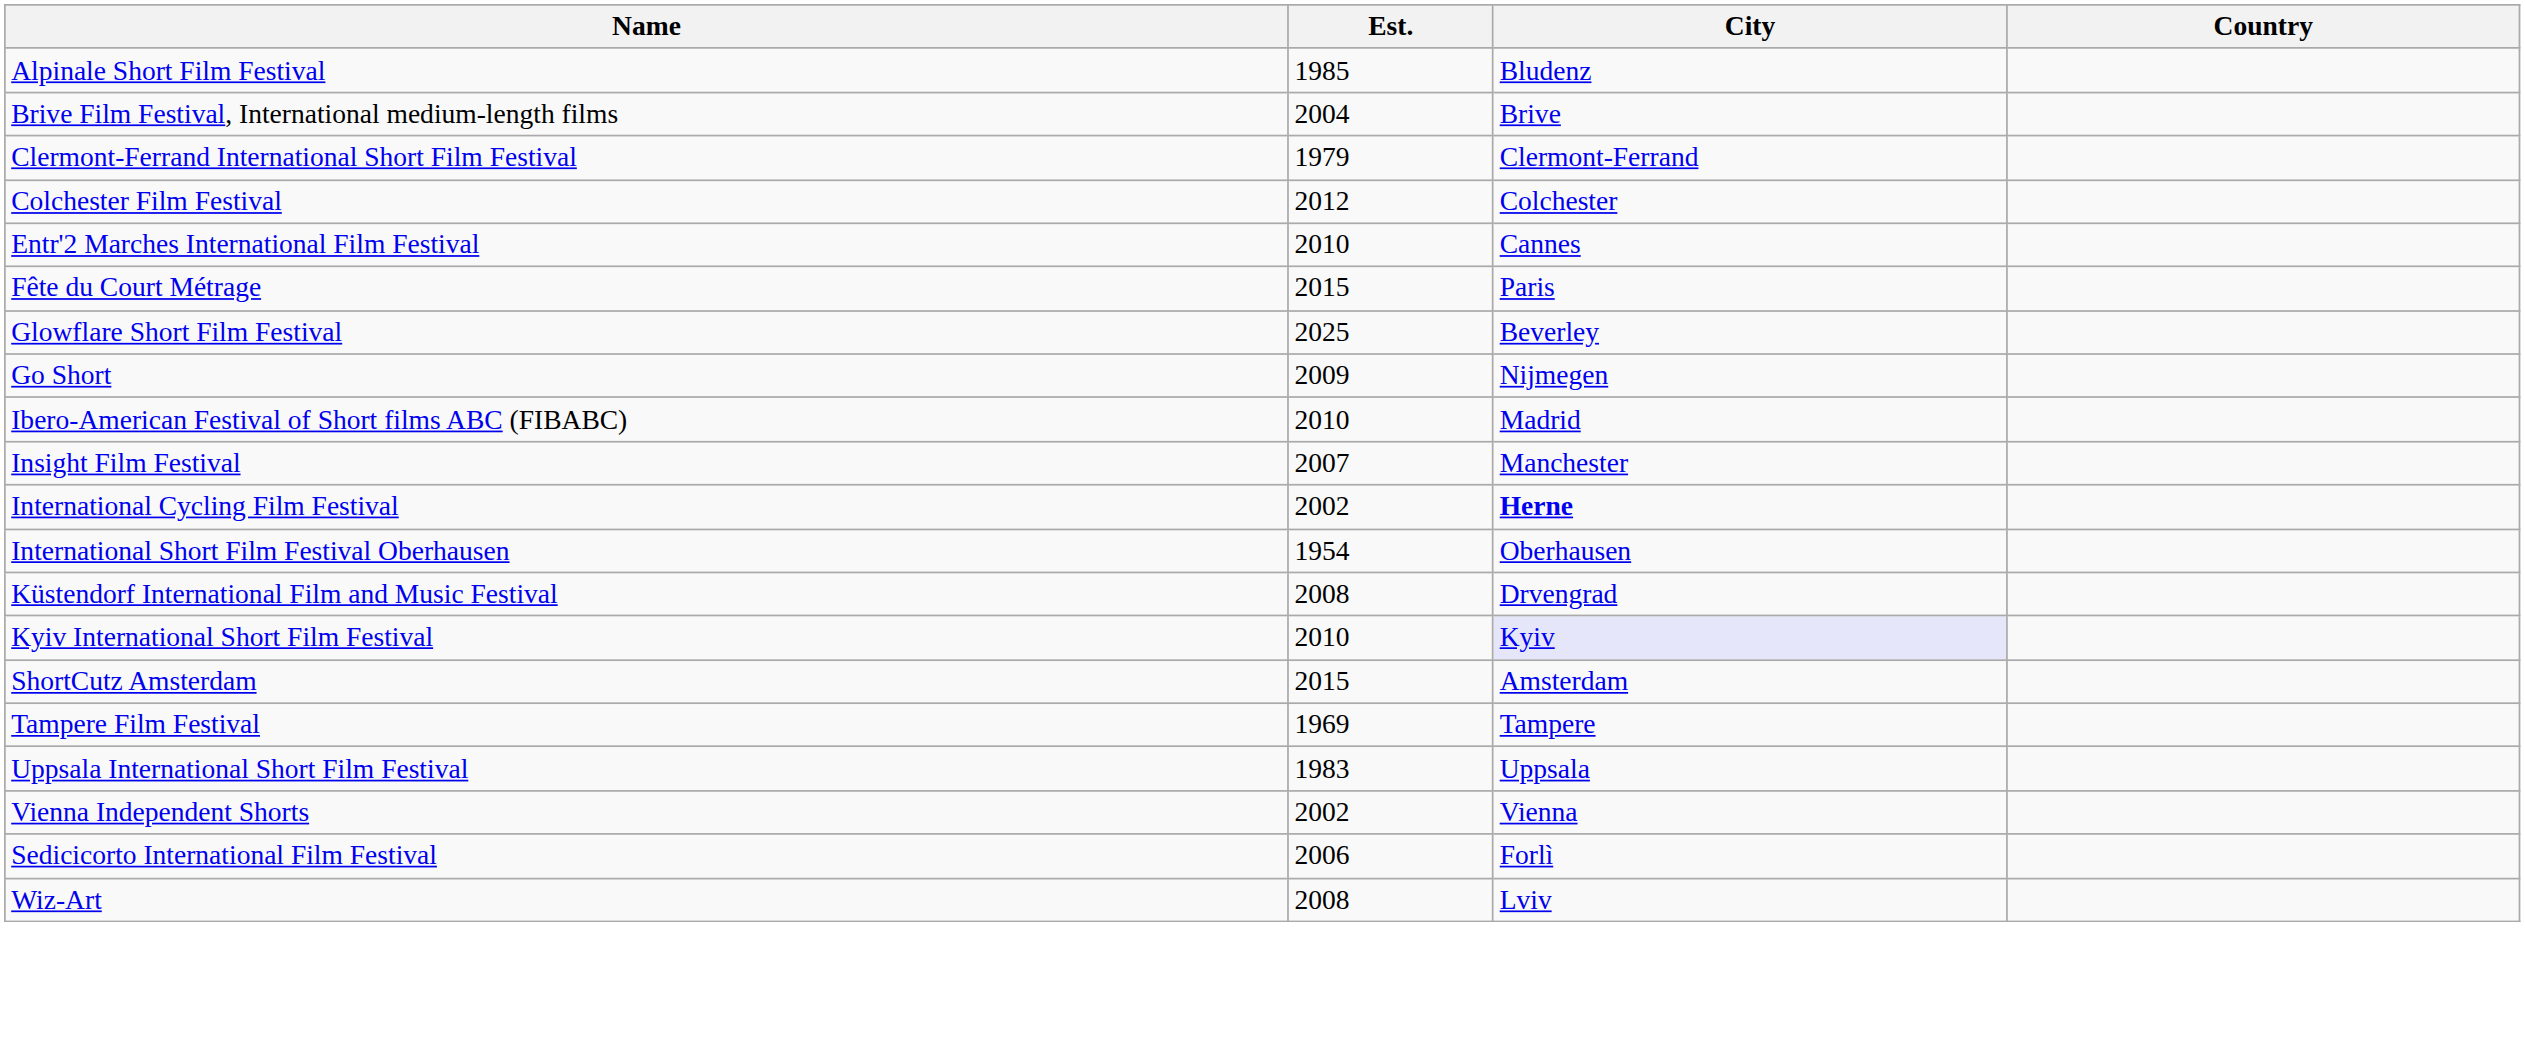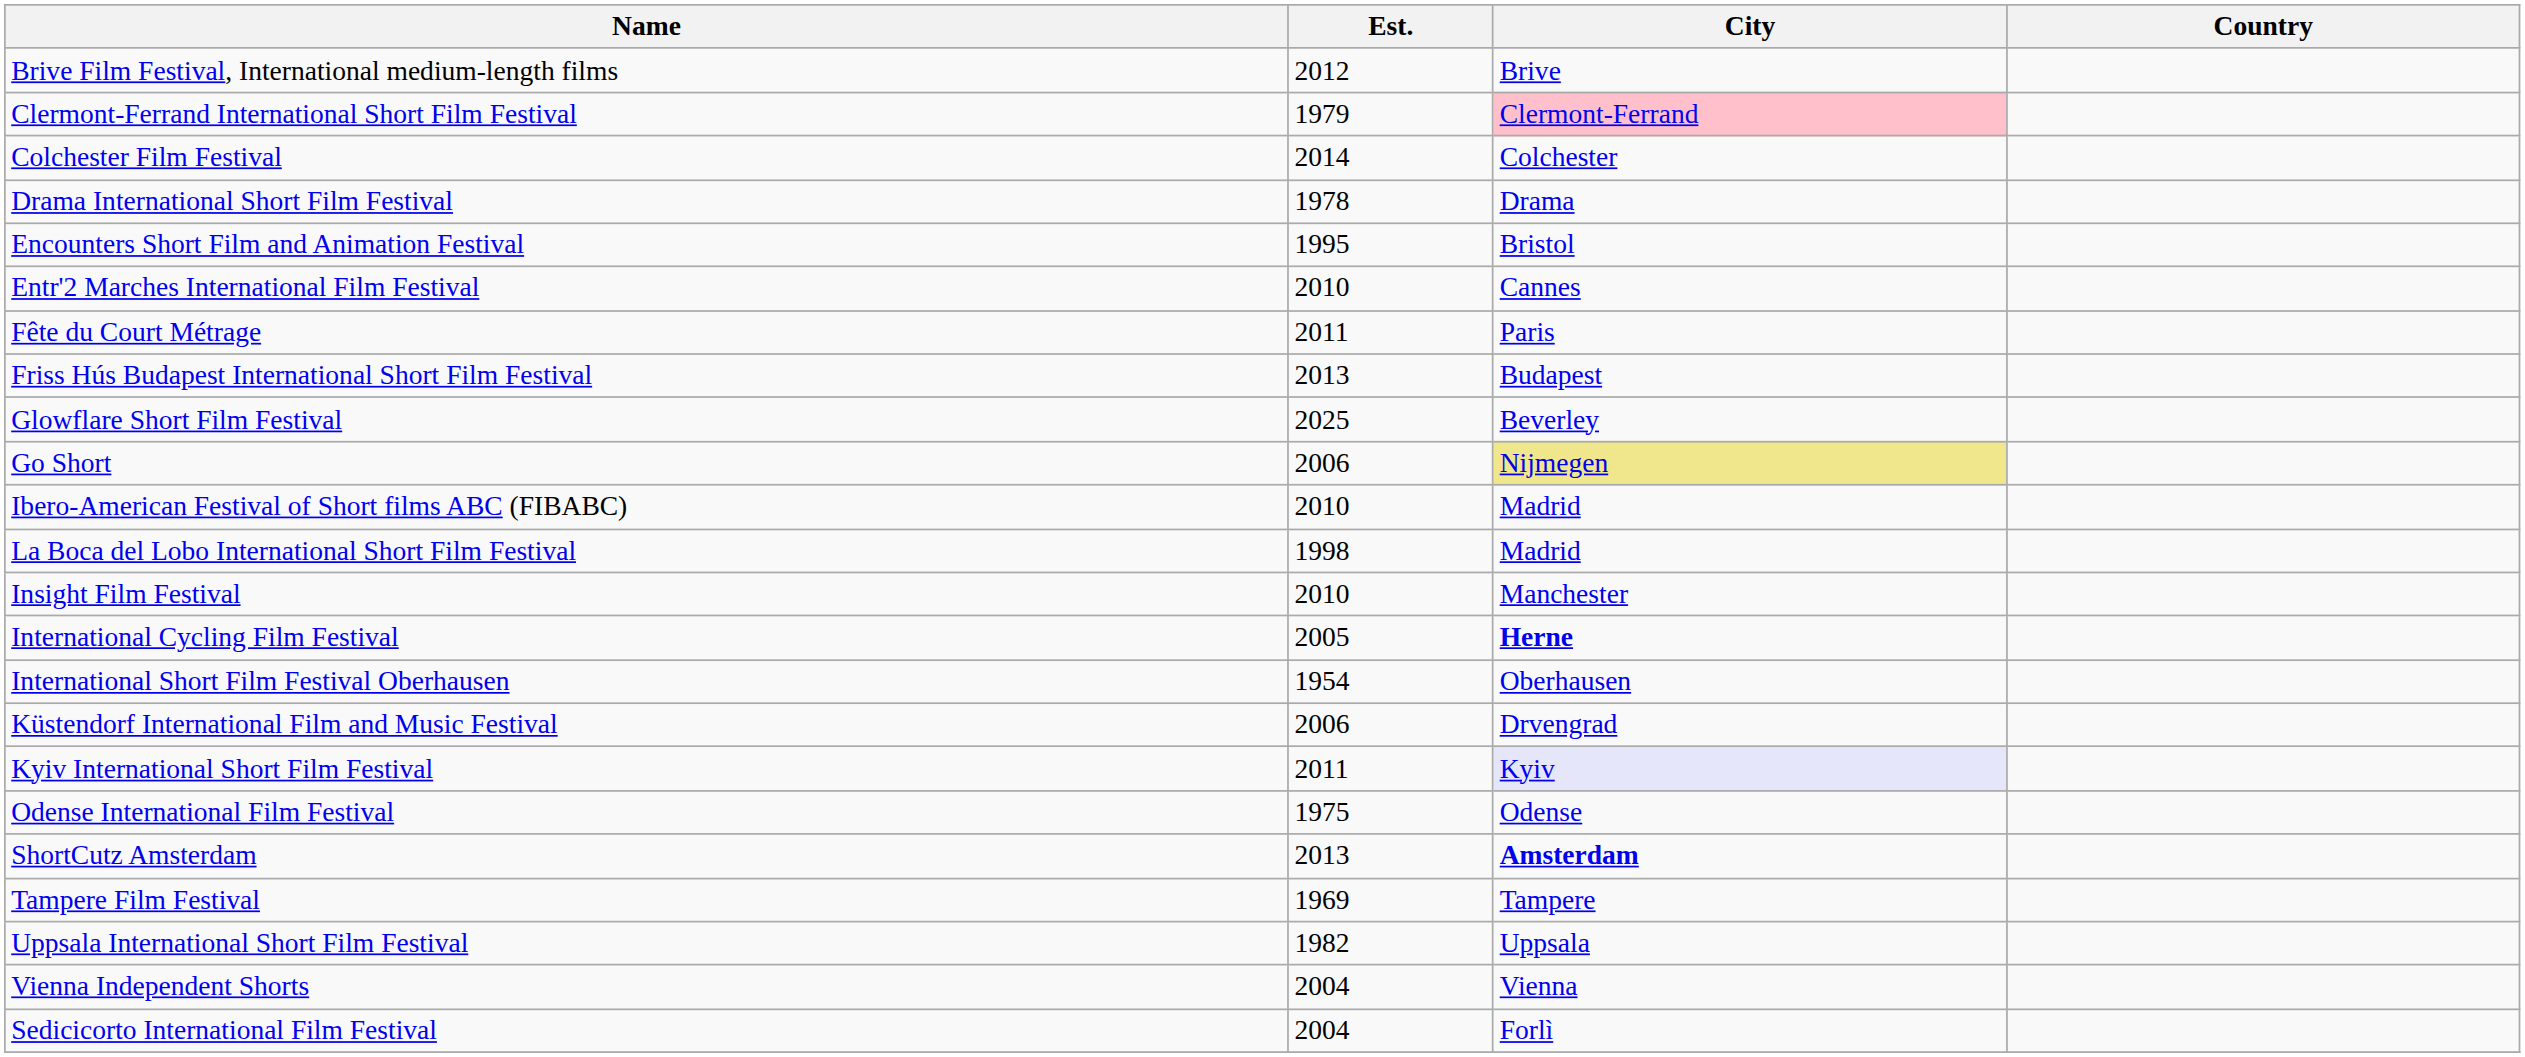- row: (168, 69)
(1322, 113) 2004 -> (1322, 69) 2012
(1599, 157) no background -> (1599, 113) pink background
(1322, 200) 2012 -> (1322, 157) 2014
+ row: (232, 200)
+ row: (268, 244)
(1322, 288) 2015 -> (1321, 331) 2011
+ row: (302, 375)
(1322, 375) 2009 -> (1322, 462) 2006
(1554, 375) no background -> (1554, 462) khaki background
+ row: (294, 550)
(1322, 462) 2007 -> (1322, 593) 2010
(1322, 506) 2002 -> (1322, 637) 2005
(1322, 593) 2008 -> (1322, 724) 2006
(1322, 637) 2010 -> (1321, 768) 2011
+ row: (203, 811)
(1322, 680) 2015 -> (1322, 855) 2013
(1564, 680) normal -> (1569, 855) bold
(1322, 768) 1983 -> (1322, 942) 1982
(1322, 811) 2002 -> (1322, 986) 2004
(1322, 855) 2006 -> (1322, 1030) 2004
- row: (57, 899)
